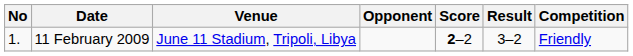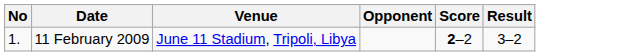- column: (582, 16)
